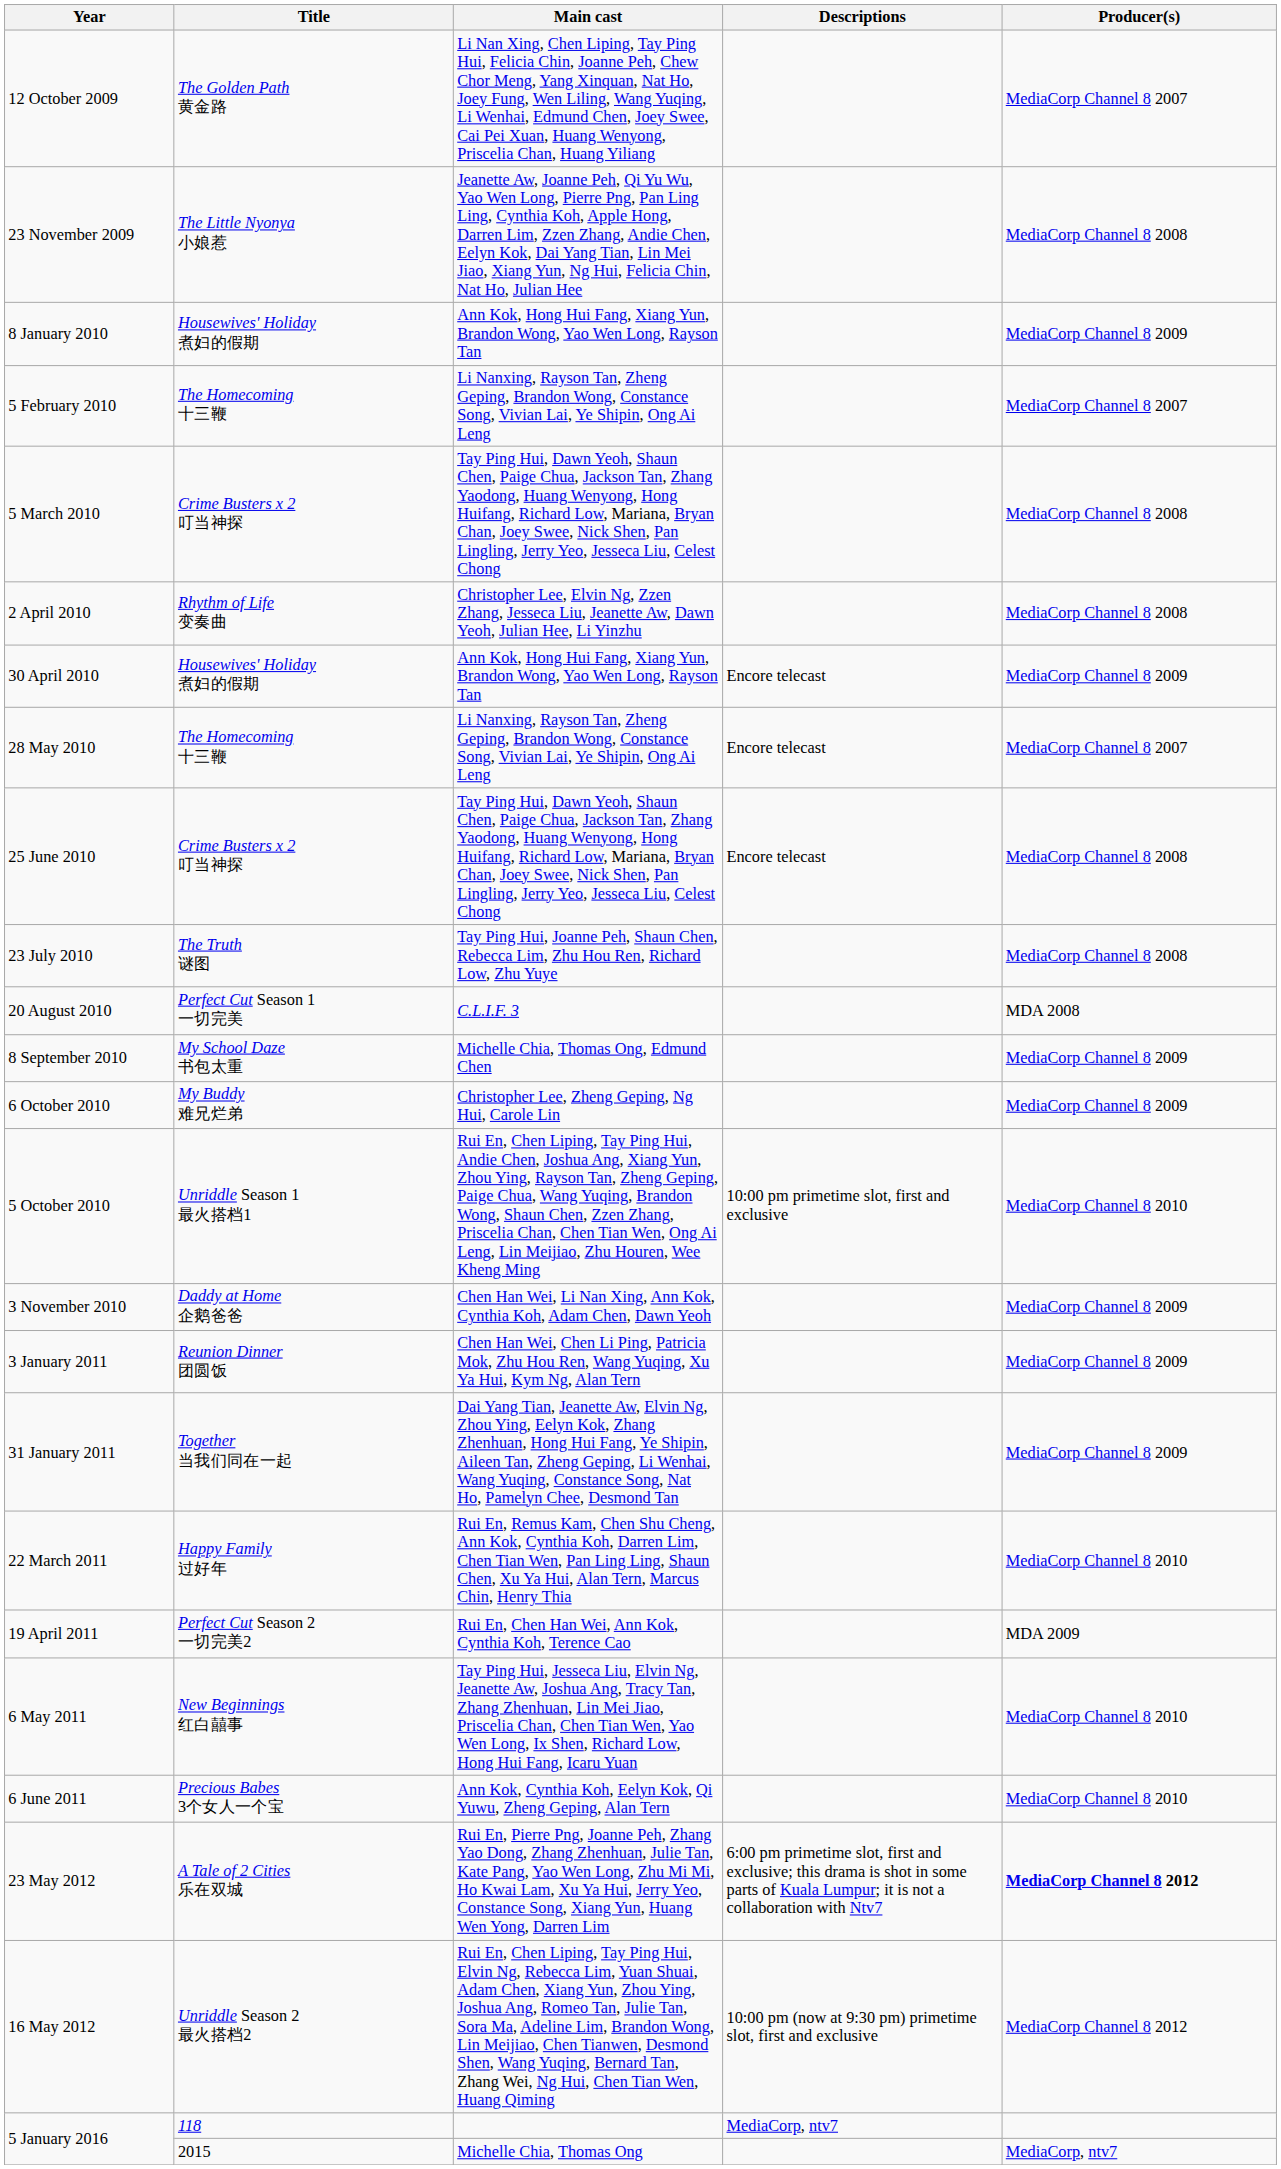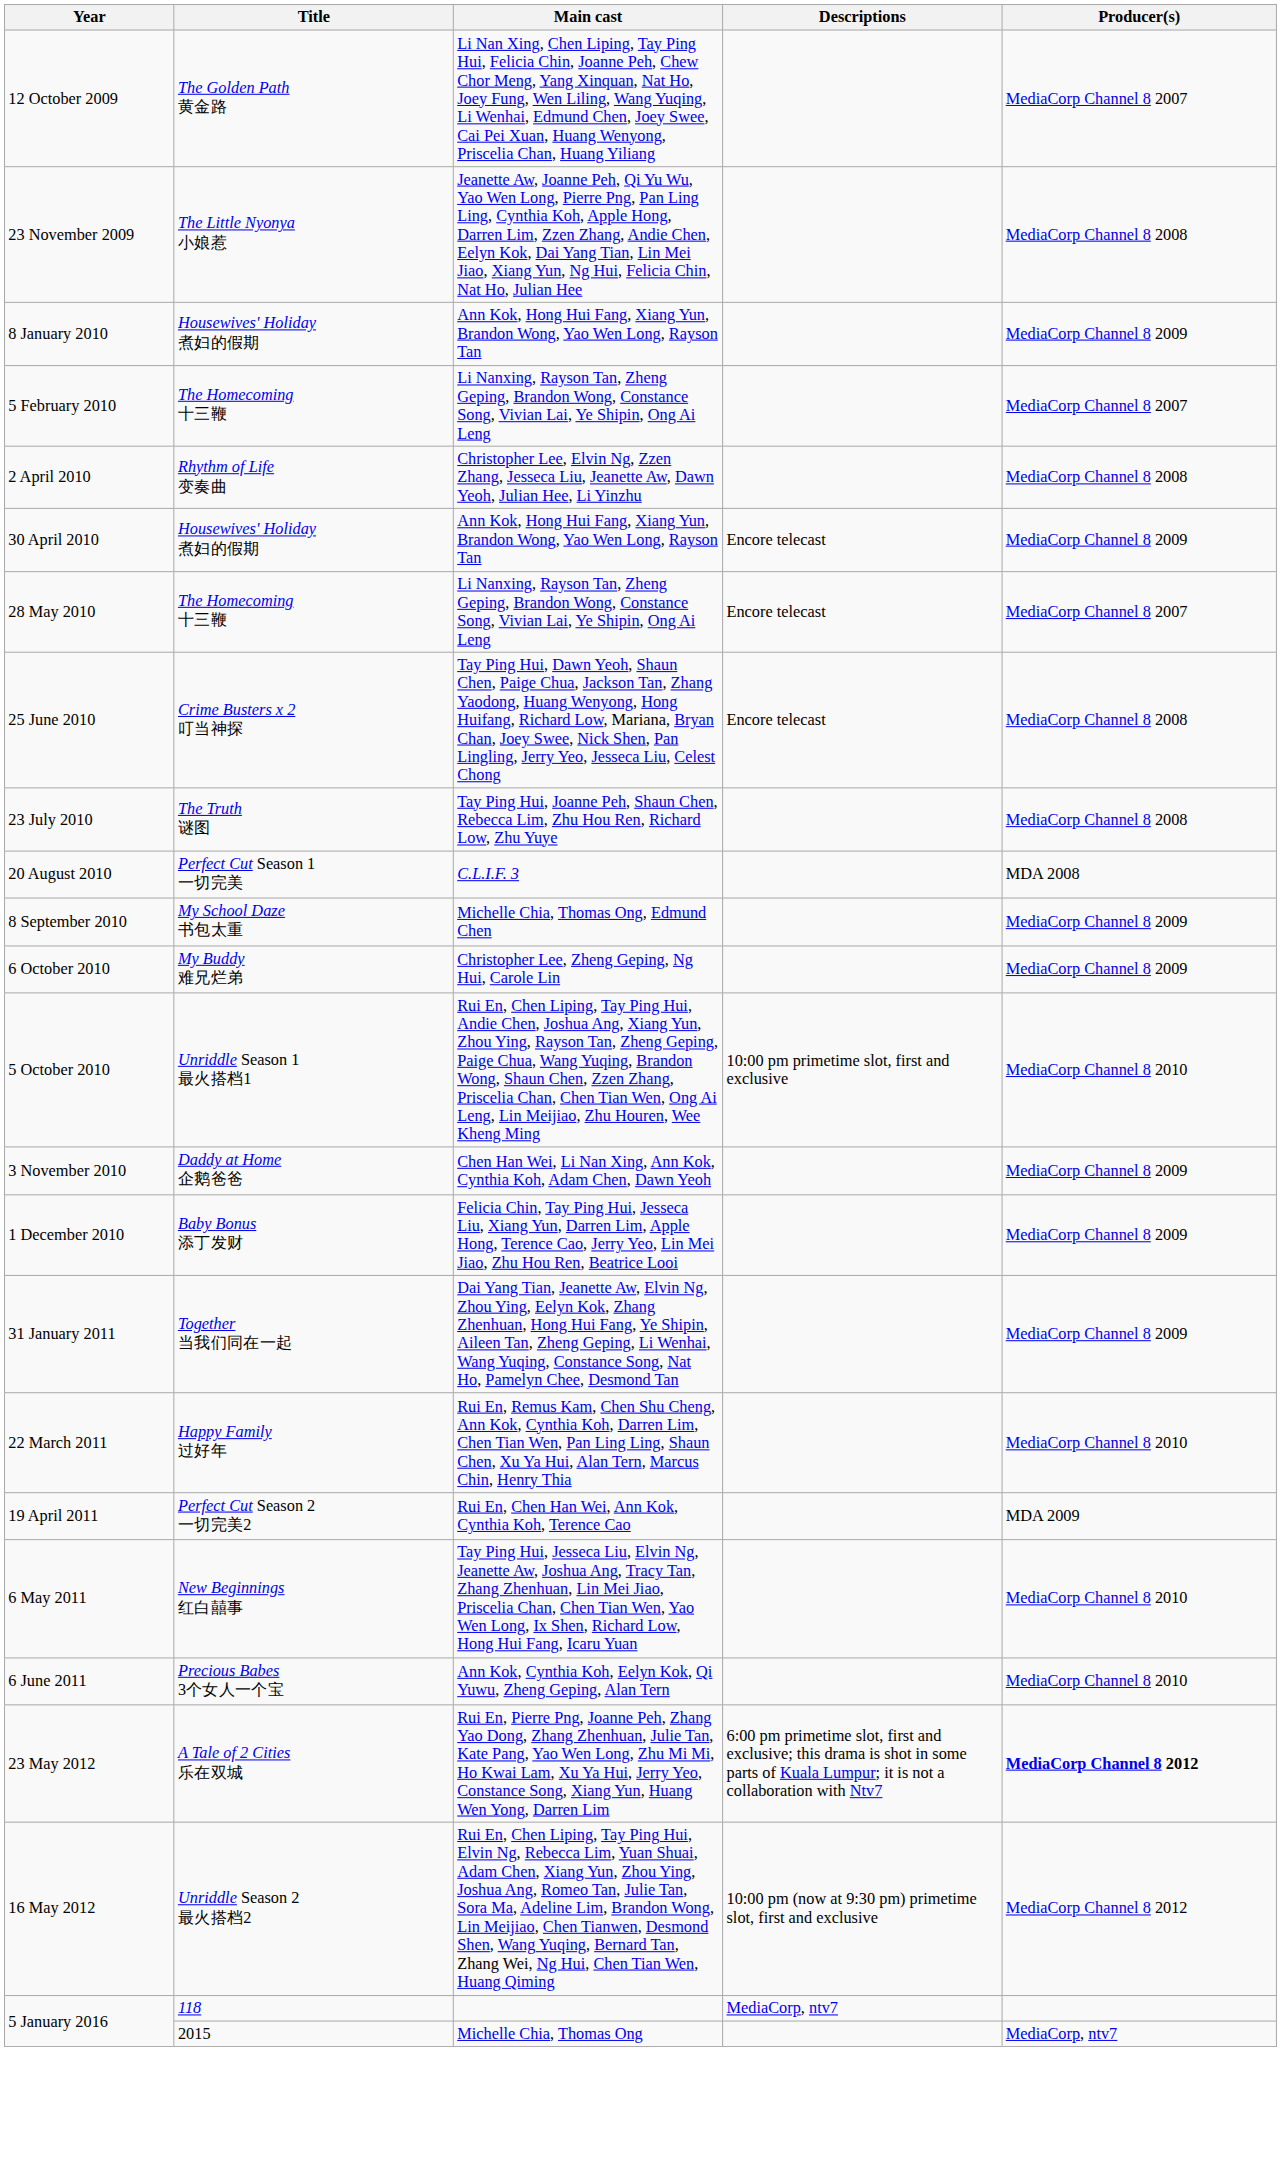- row: (54, 514)
+ row: (66, 1234)
- row: (58, 1361)
